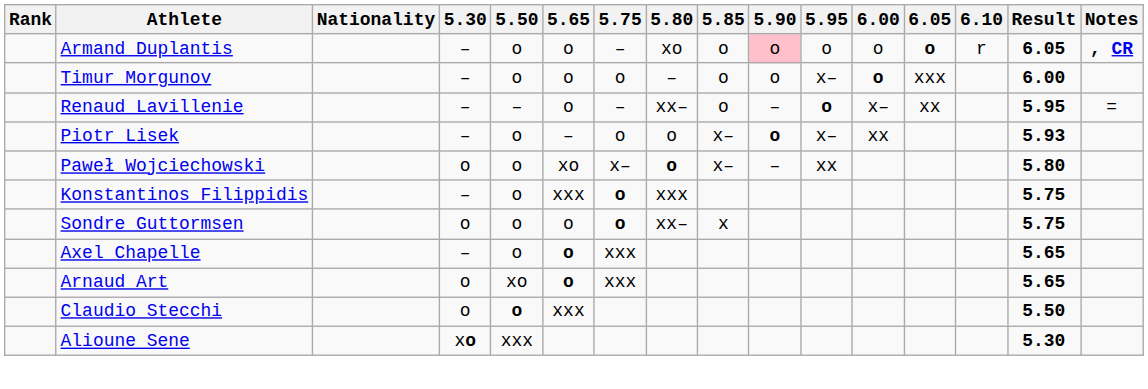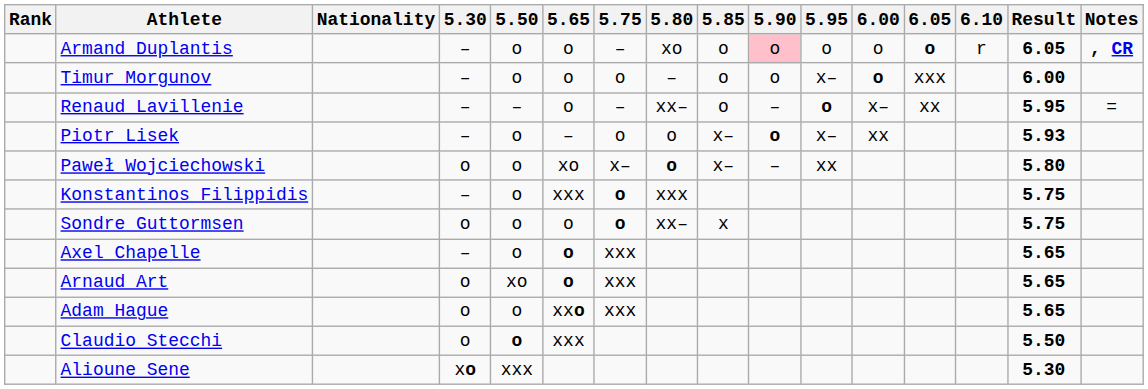+ row: (114, 312)
